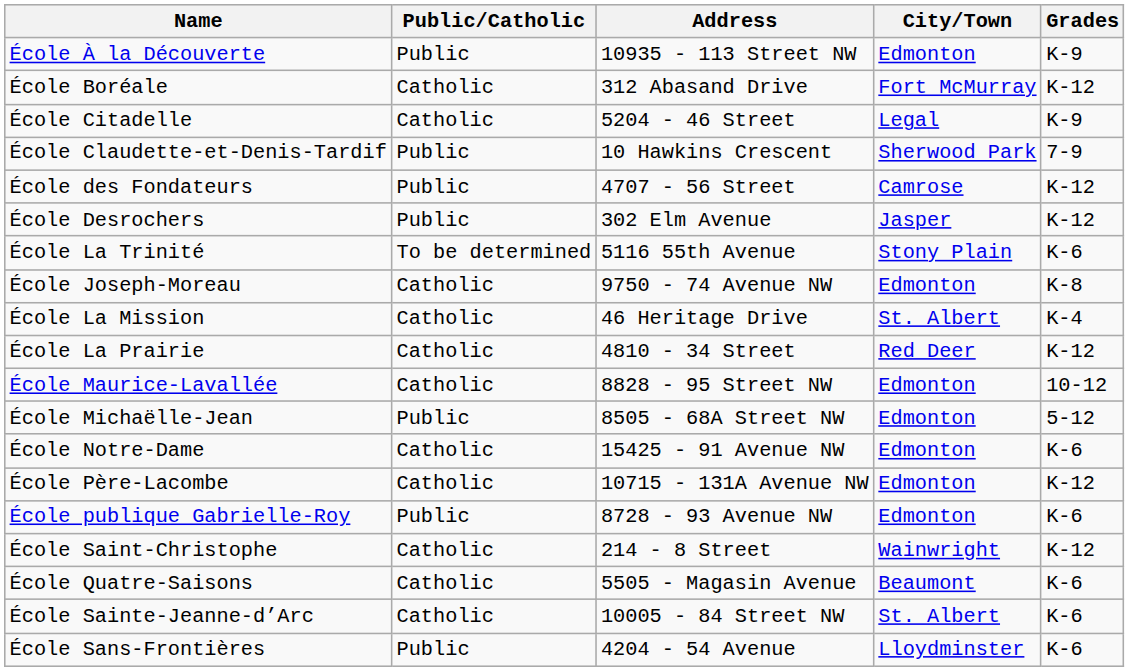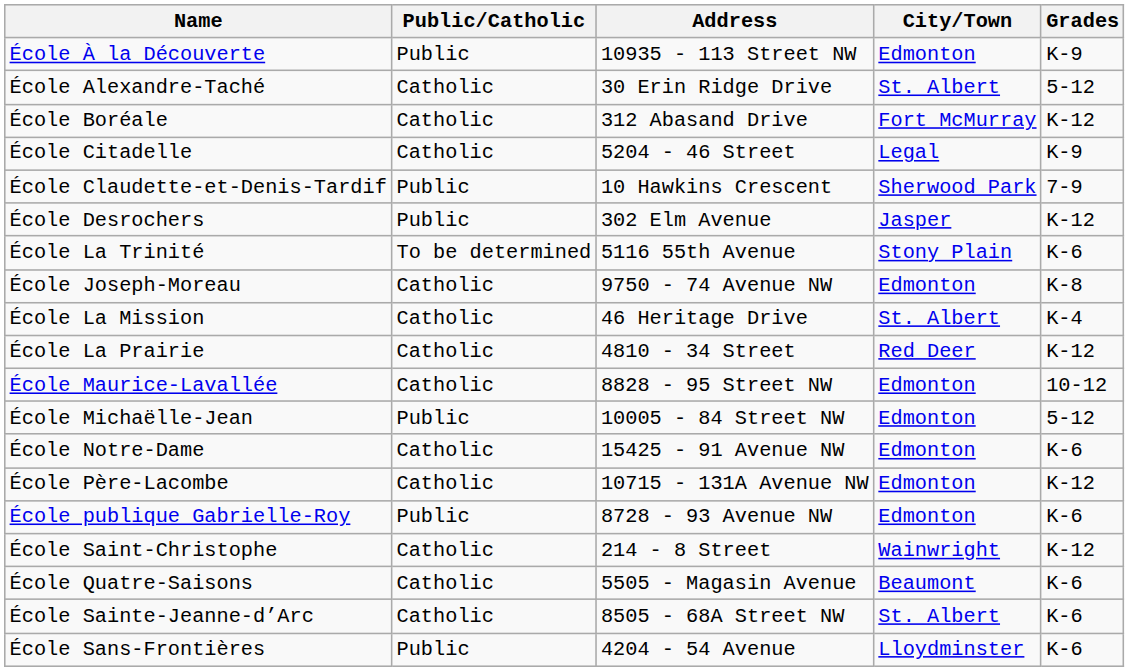+ row: (137, 87)
- row: (131, 187)
(723, 418) 8505 - 68A Street NW -> (723, 418) 10005 - 84 Street NW
(723, 616) 10005 - 84 Street NW -> (723, 616) 8505 - 68A Street NW
